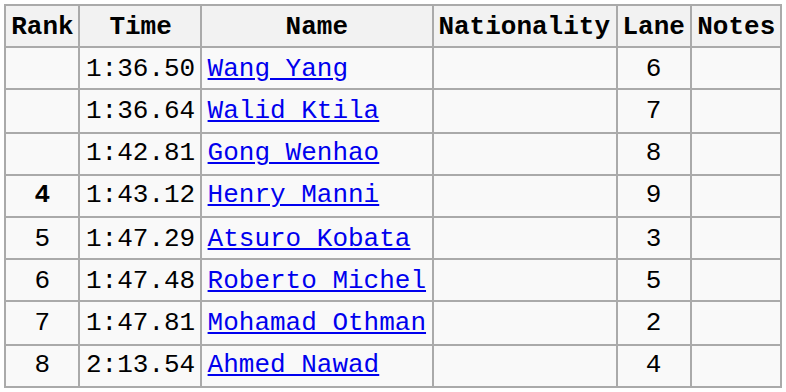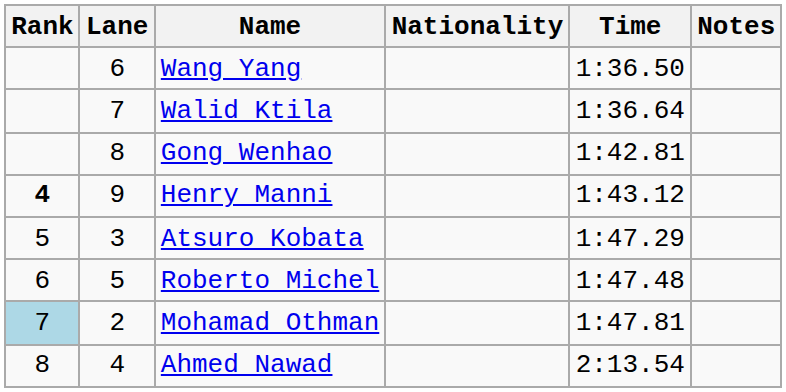columns swapped: (654, 26) <-> (141, 26)
(42, 323) no background -> (42, 323) lightblue background
